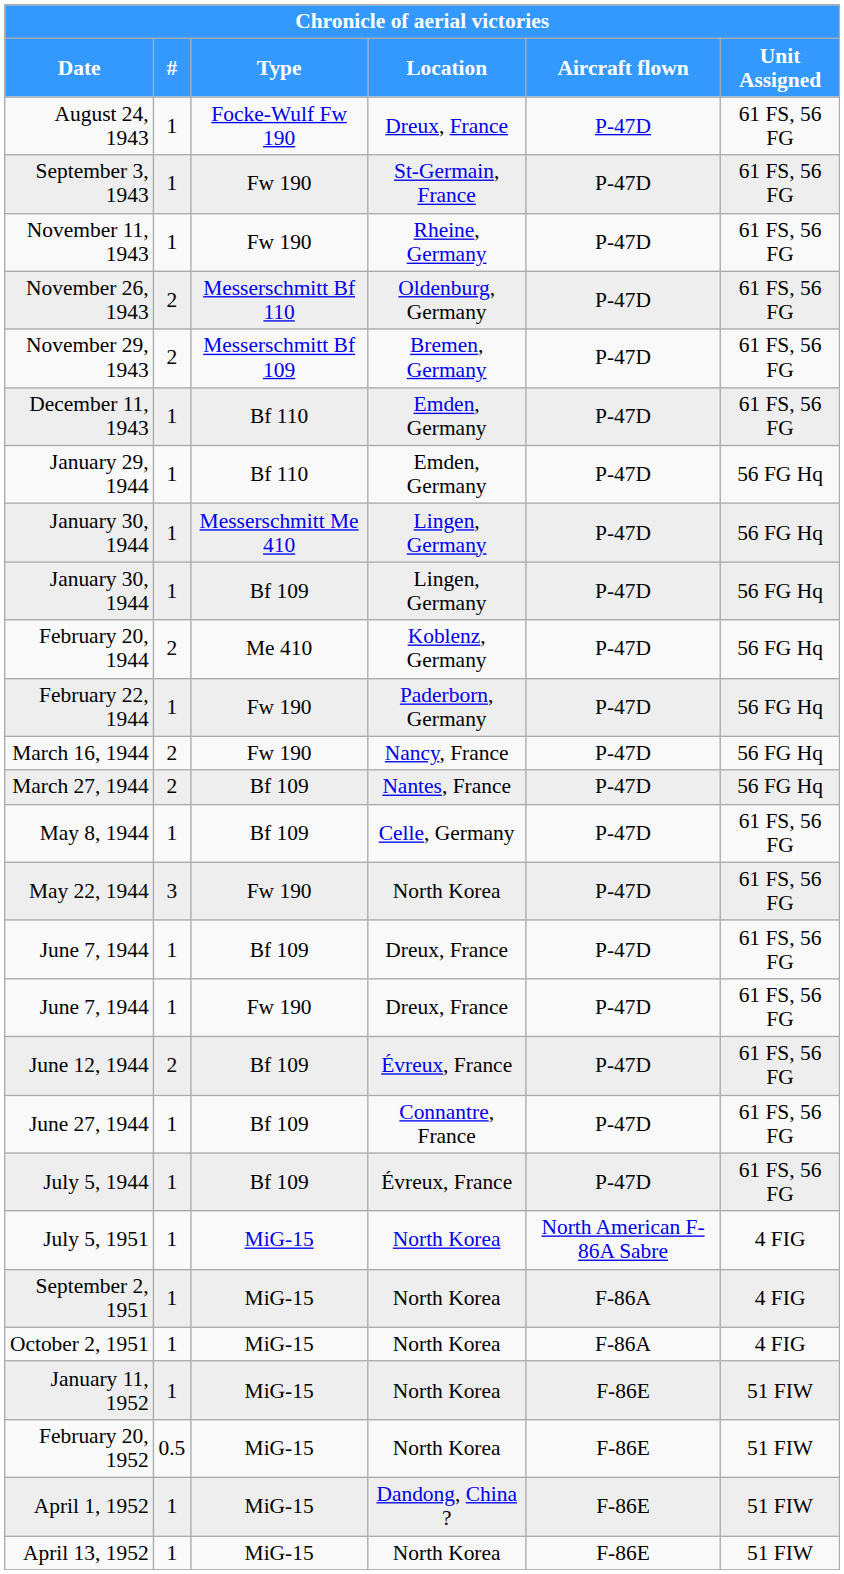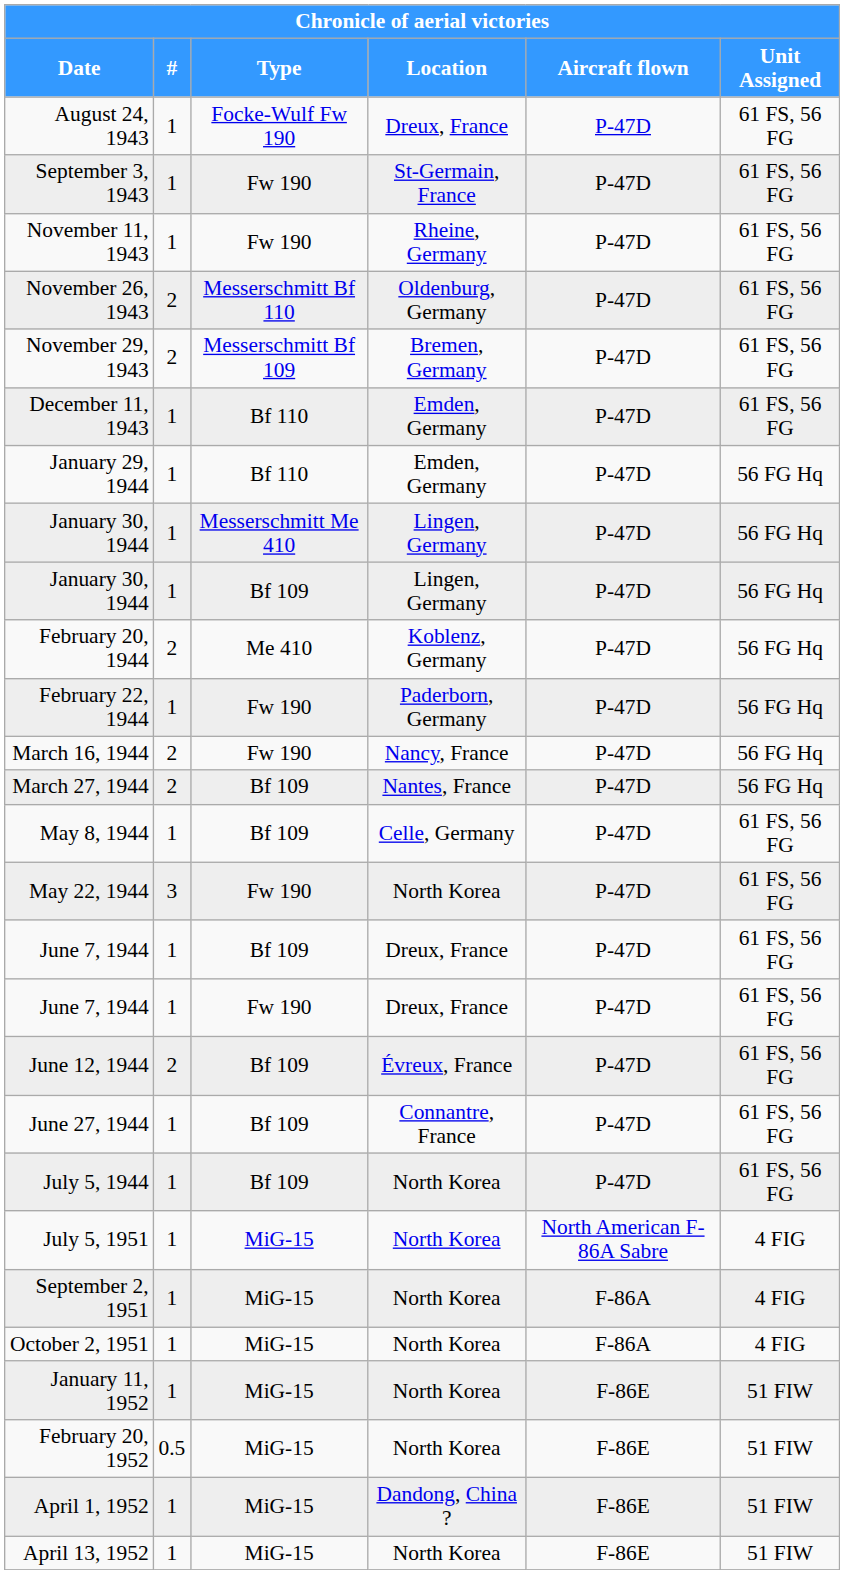(447, 1181) Évreux, France -> (447, 1181) North Korea
